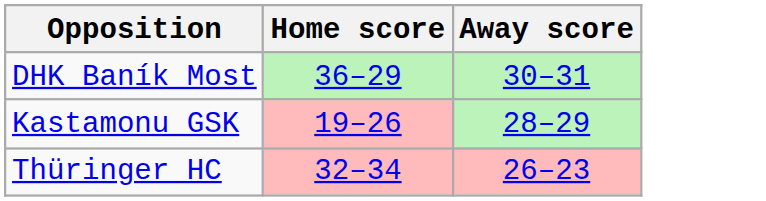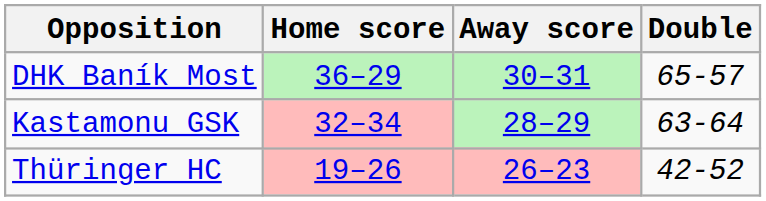+ column: (700, 29)
(358, 124) 19–26 -> (358, 124) 32–34
(358, 171) 32–34 -> (358, 171) 19–26
